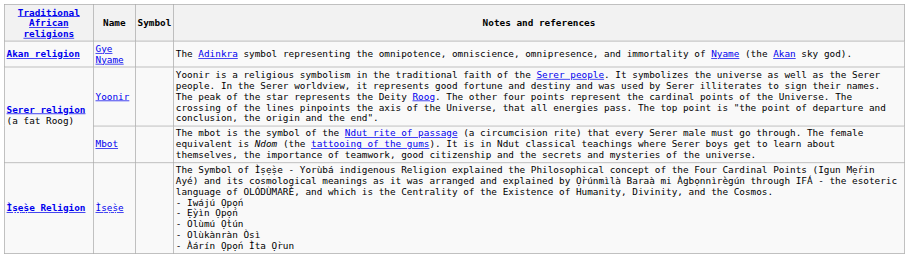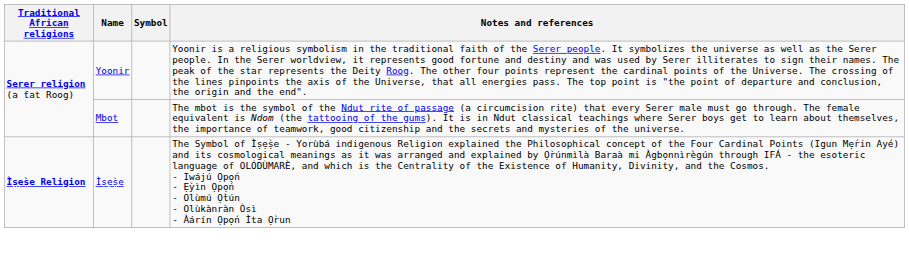- row: (110, 54)
